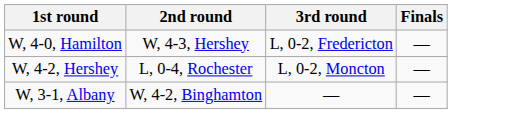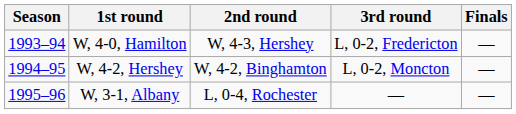+ column: (37, 17)
(196, 69) L, 0-4, Rochester -> (260, 69) W, 4-2, Binghamton
(196, 95) W, 4-2, Binghamton -> (260, 95) L, 0-4, Rochester
